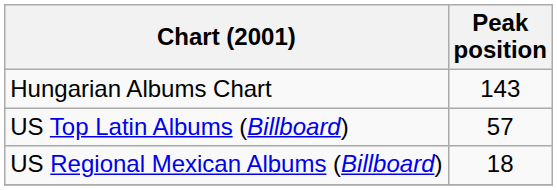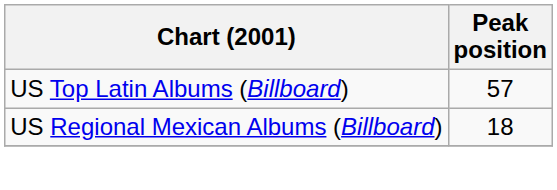- row: (141, 88)
